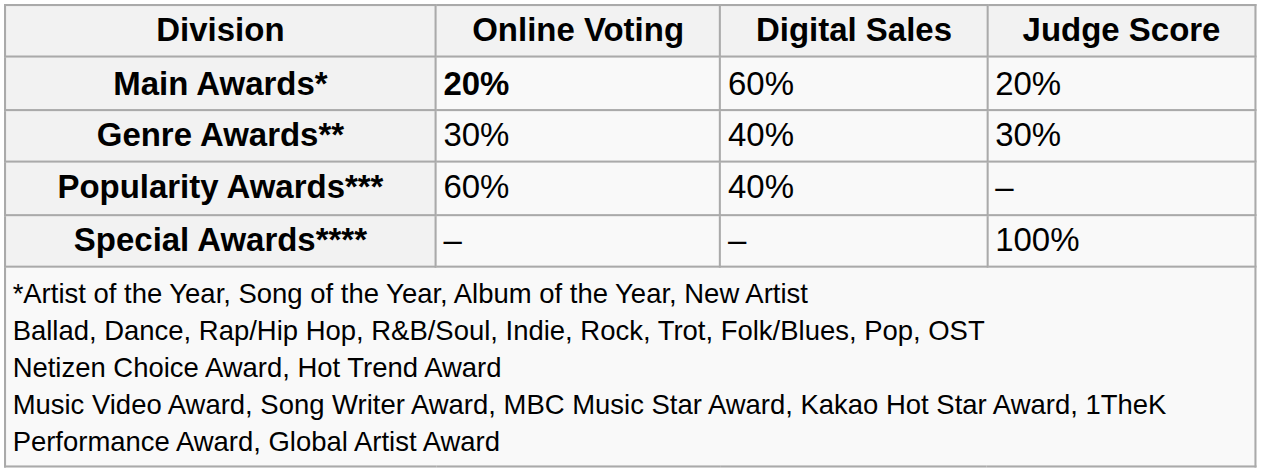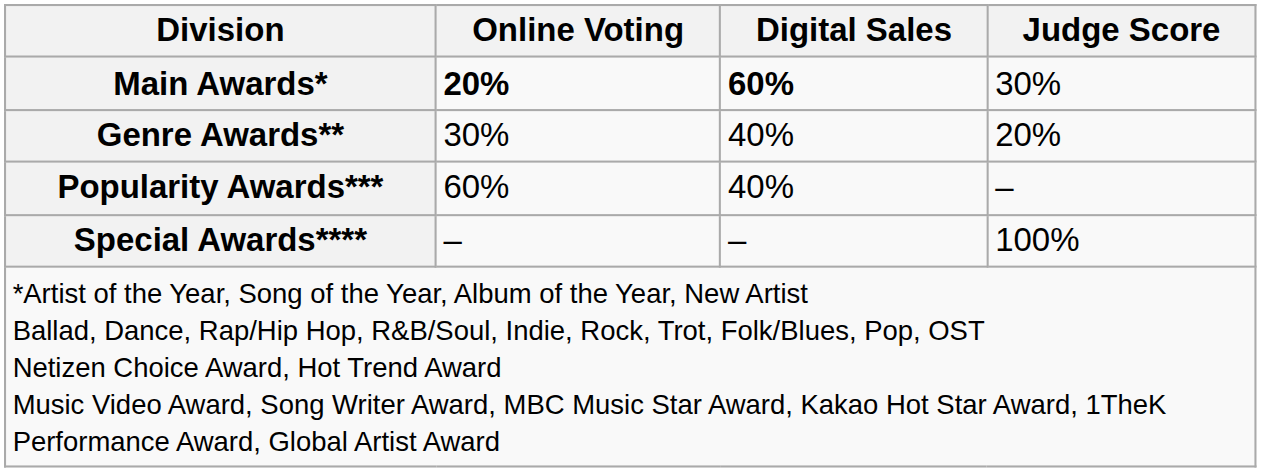(761, 82) normal -> (761, 82) bold
(1028, 82) 20% -> (1028, 82) 30%
(1028, 135) 30% -> (1028, 135) 20%
